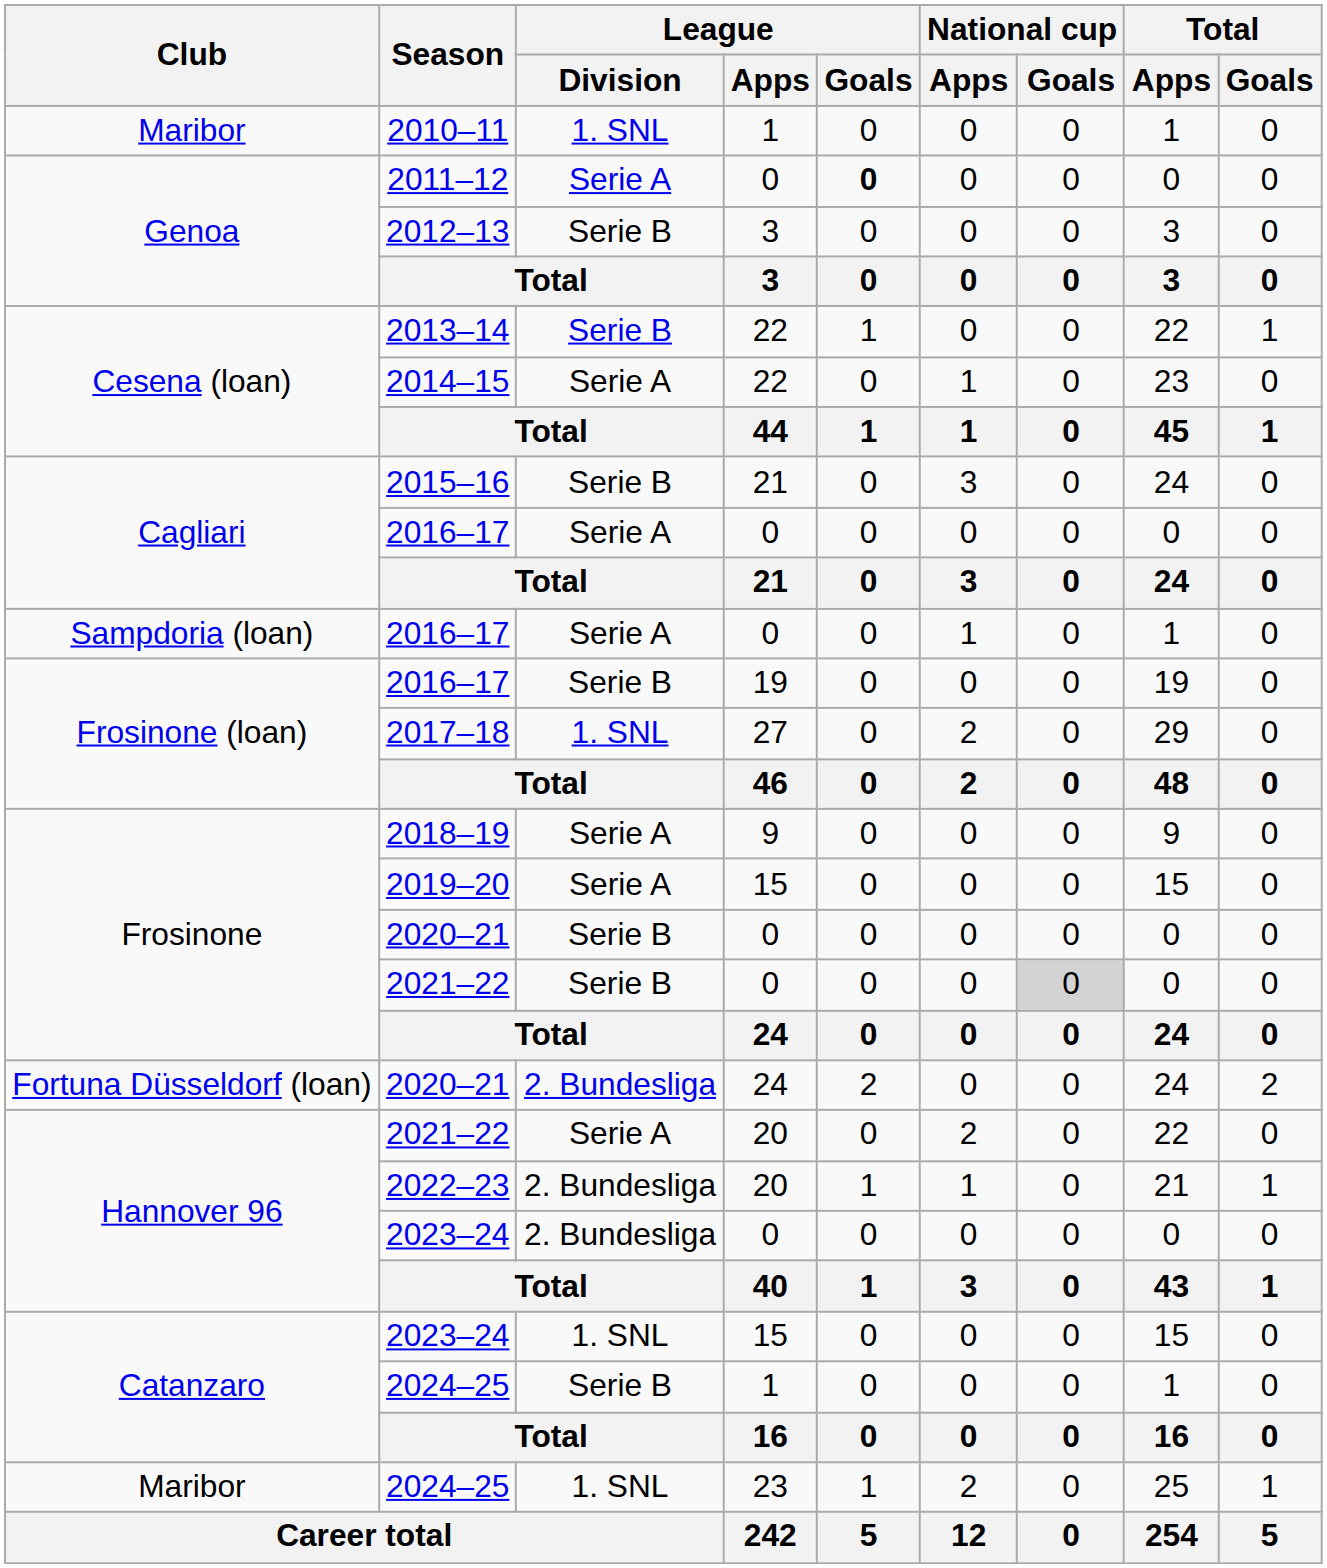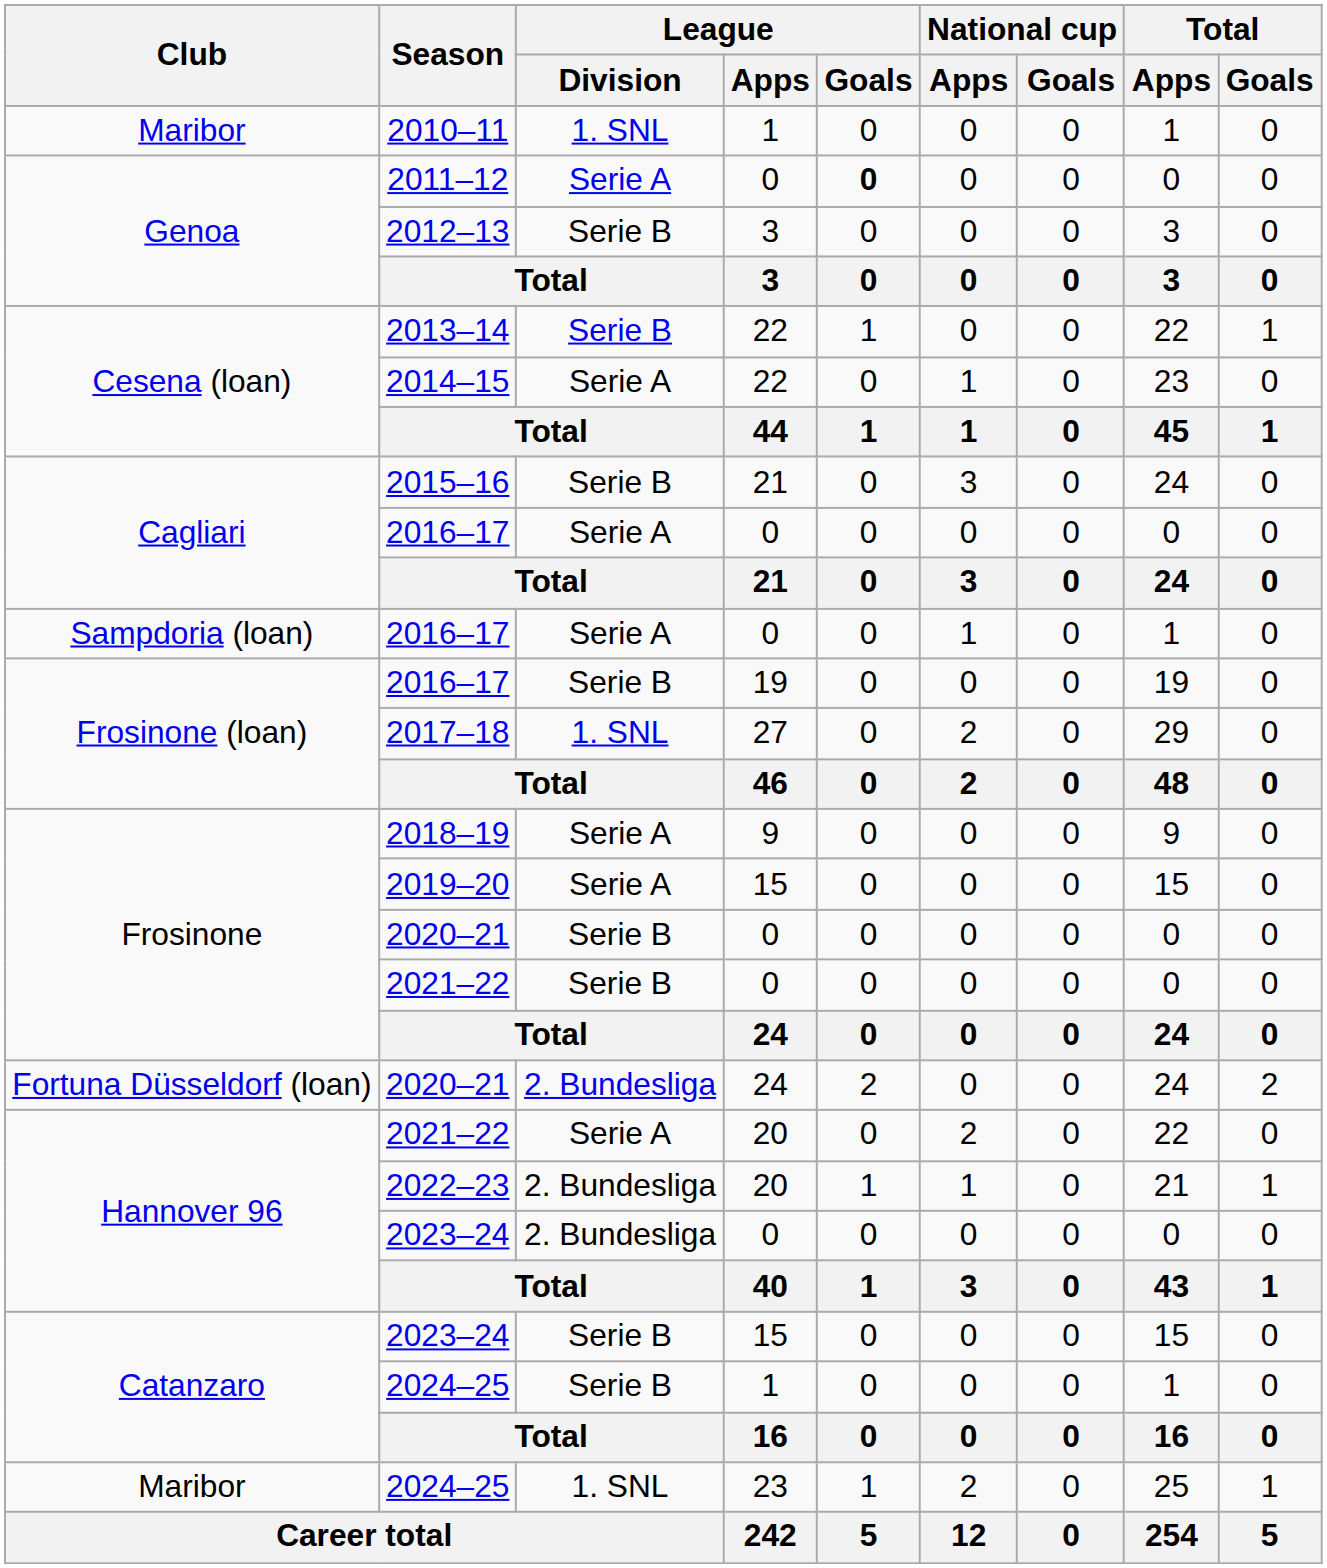(1071, 984) lightgrey background -> (1071, 984) no background
(620, 1335) 1. SNL -> (620, 1335) Serie B
